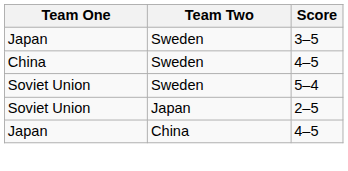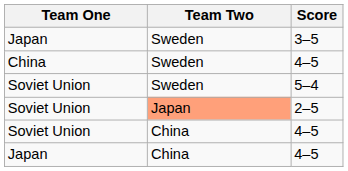(171, 108) no background -> (171, 108) lightsalmon background
+ row: (49, 131)
